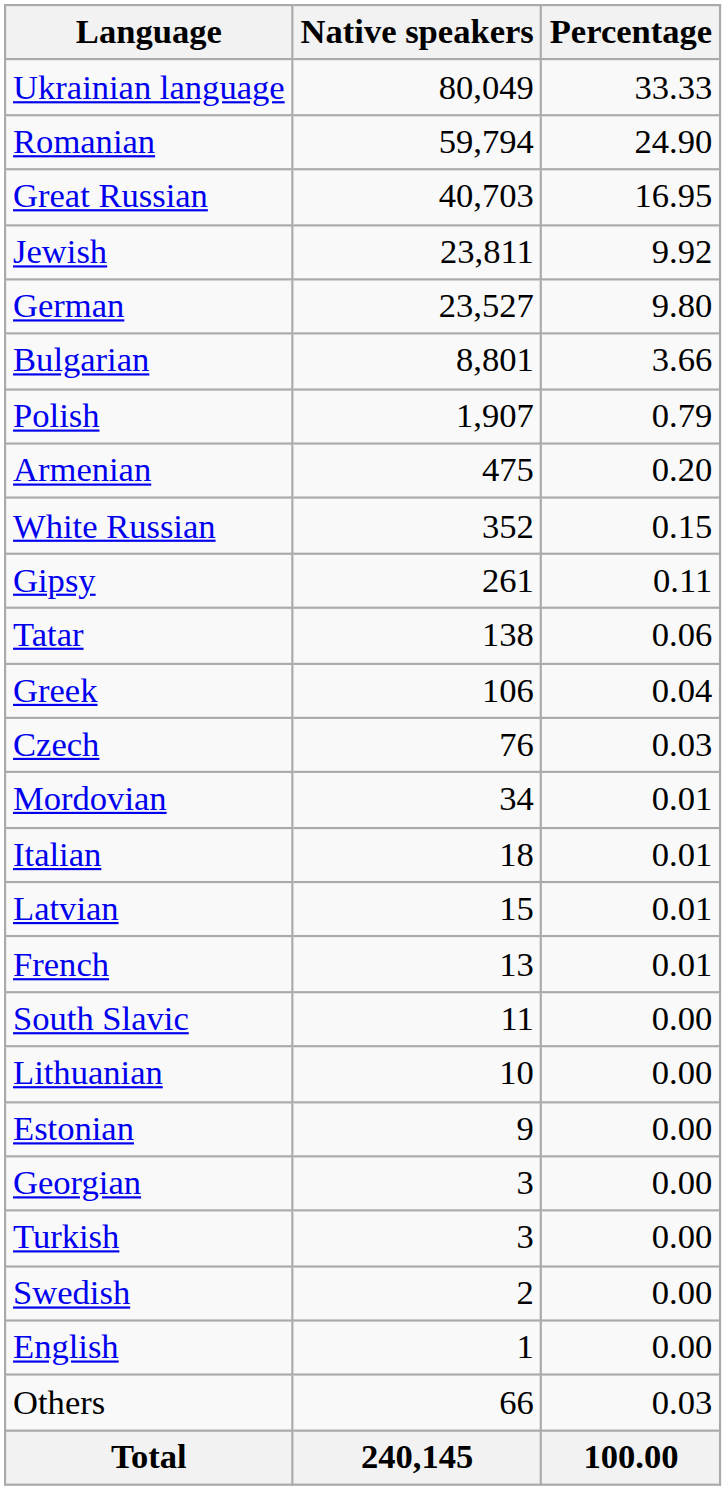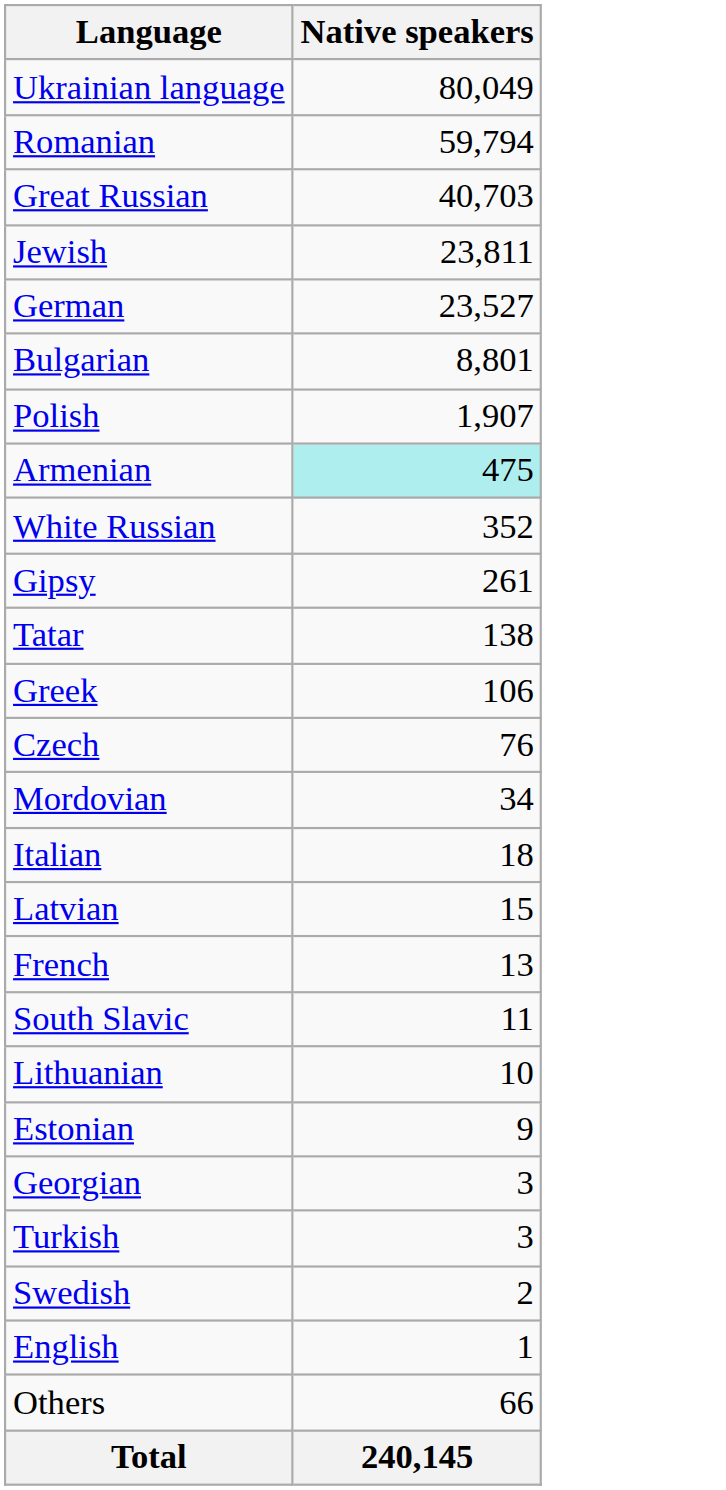- column: (631, 31)
(508, 470) no background -> (508, 470) paleturquoise background
